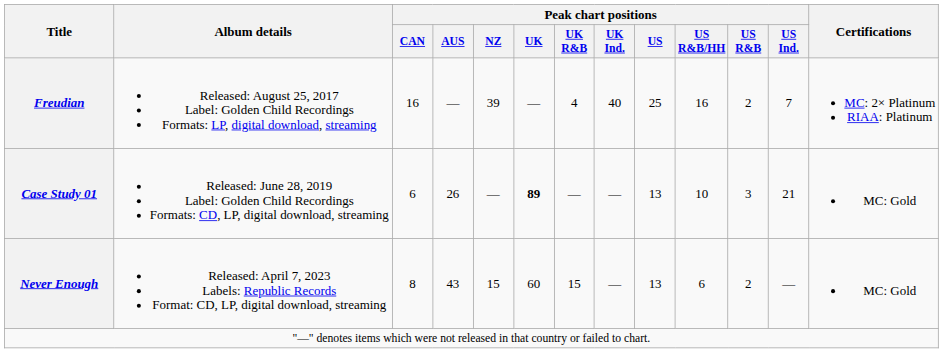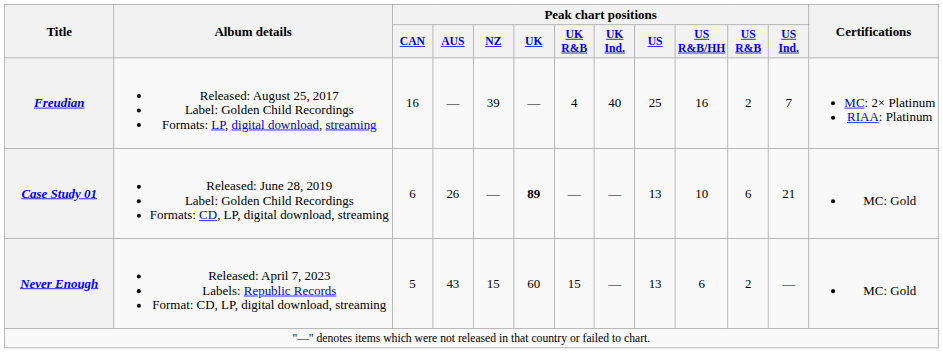(748, 193) 3 -> (748, 193) 6
(412, 283) 8 -> (412, 283) 5
